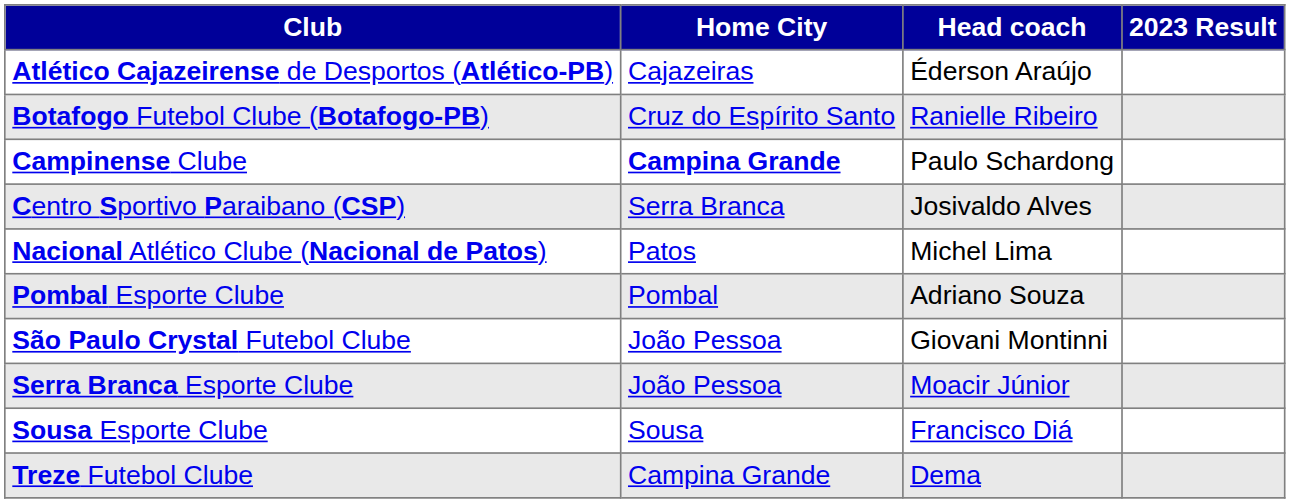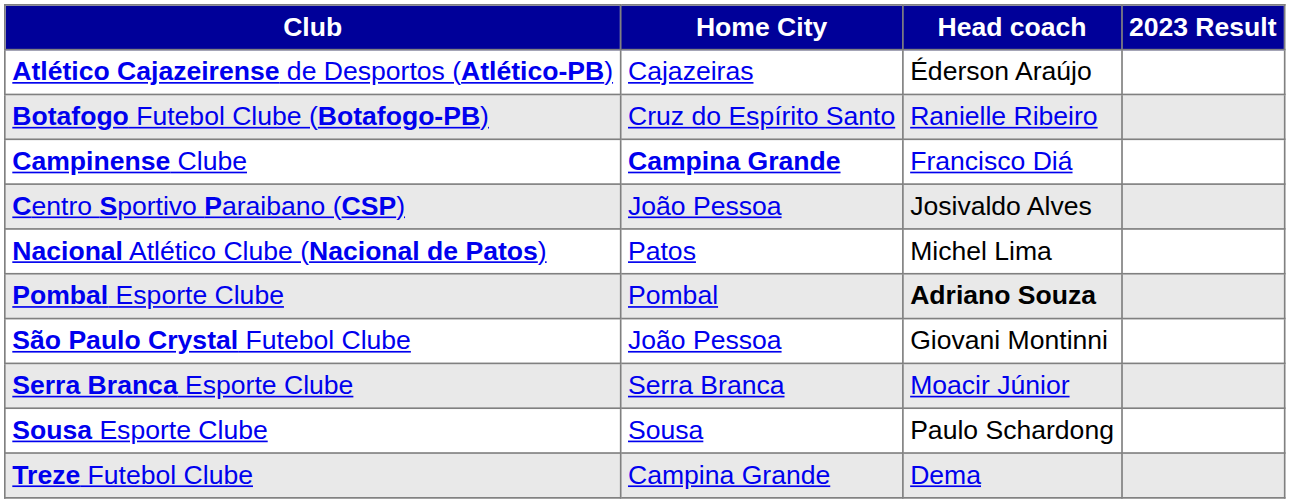(1012, 161) Paulo Schardong -> (991, 161) Francisco Diá
(706, 206) Serra Branca -> (705, 206) João Pessoa
(997, 295) normal -> (1003, 295) bold
(705, 385) João Pessoa -> (706, 385) Serra Branca
(991, 430) Francisco Diá -> (1012, 430) Paulo Schardong
